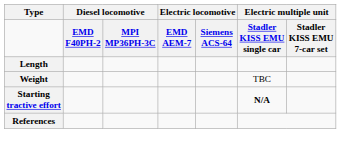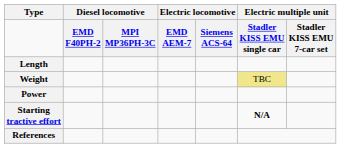(262, 79) no background -> (262, 79) khaki background
+ row: (34, 95)
